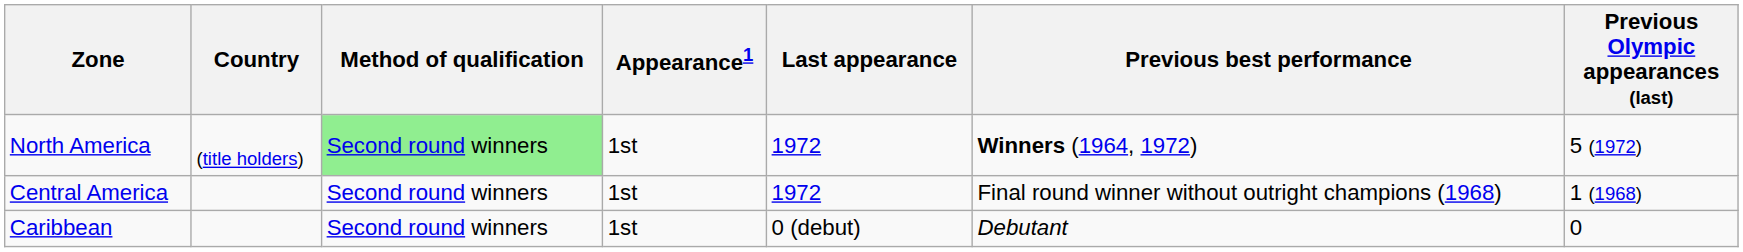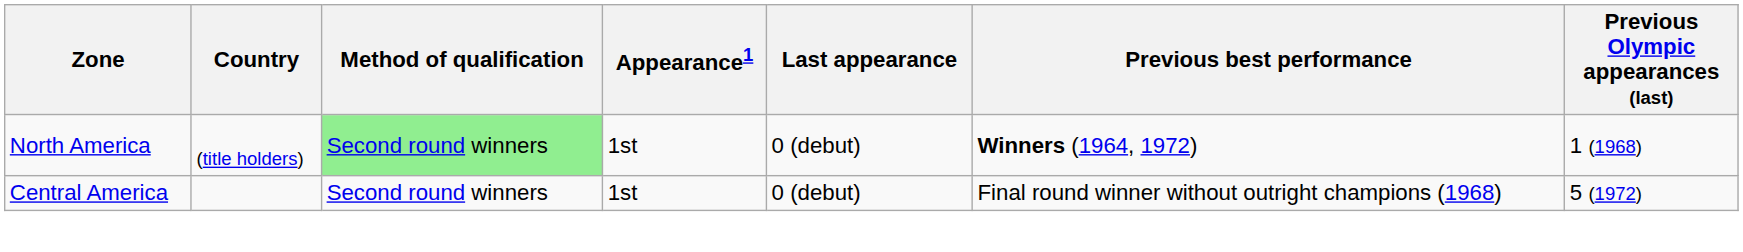(796, 144) 1972 -> (816, 144) 0 (debut)
(1606, 144) 5 (1972) -> (1606, 144) 1 (1968)
(796, 192) 1972 -> (816, 192) 0 (debut)
(1606, 192) 1 (1968) -> (1606, 192) 5 (1972)
- row: (61, 228)
